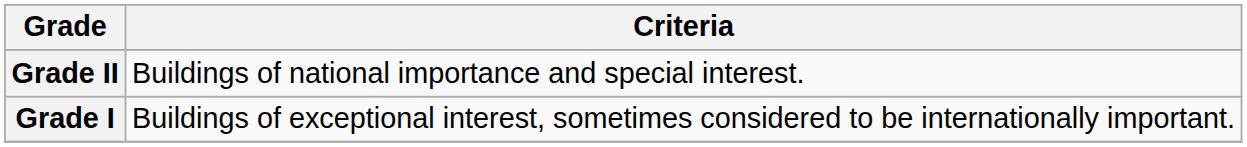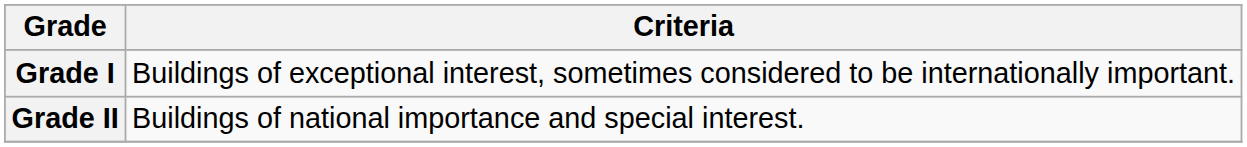rows swapped: (65, 118) <-> (65, 73)
